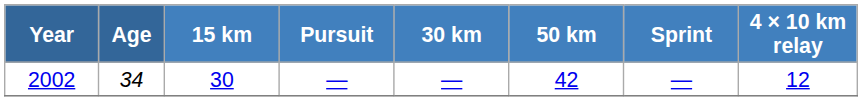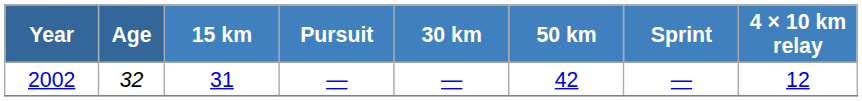(132, 79) 34 -> (132, 79) 32
(222, 79) 30 -> (222, 79) 31
